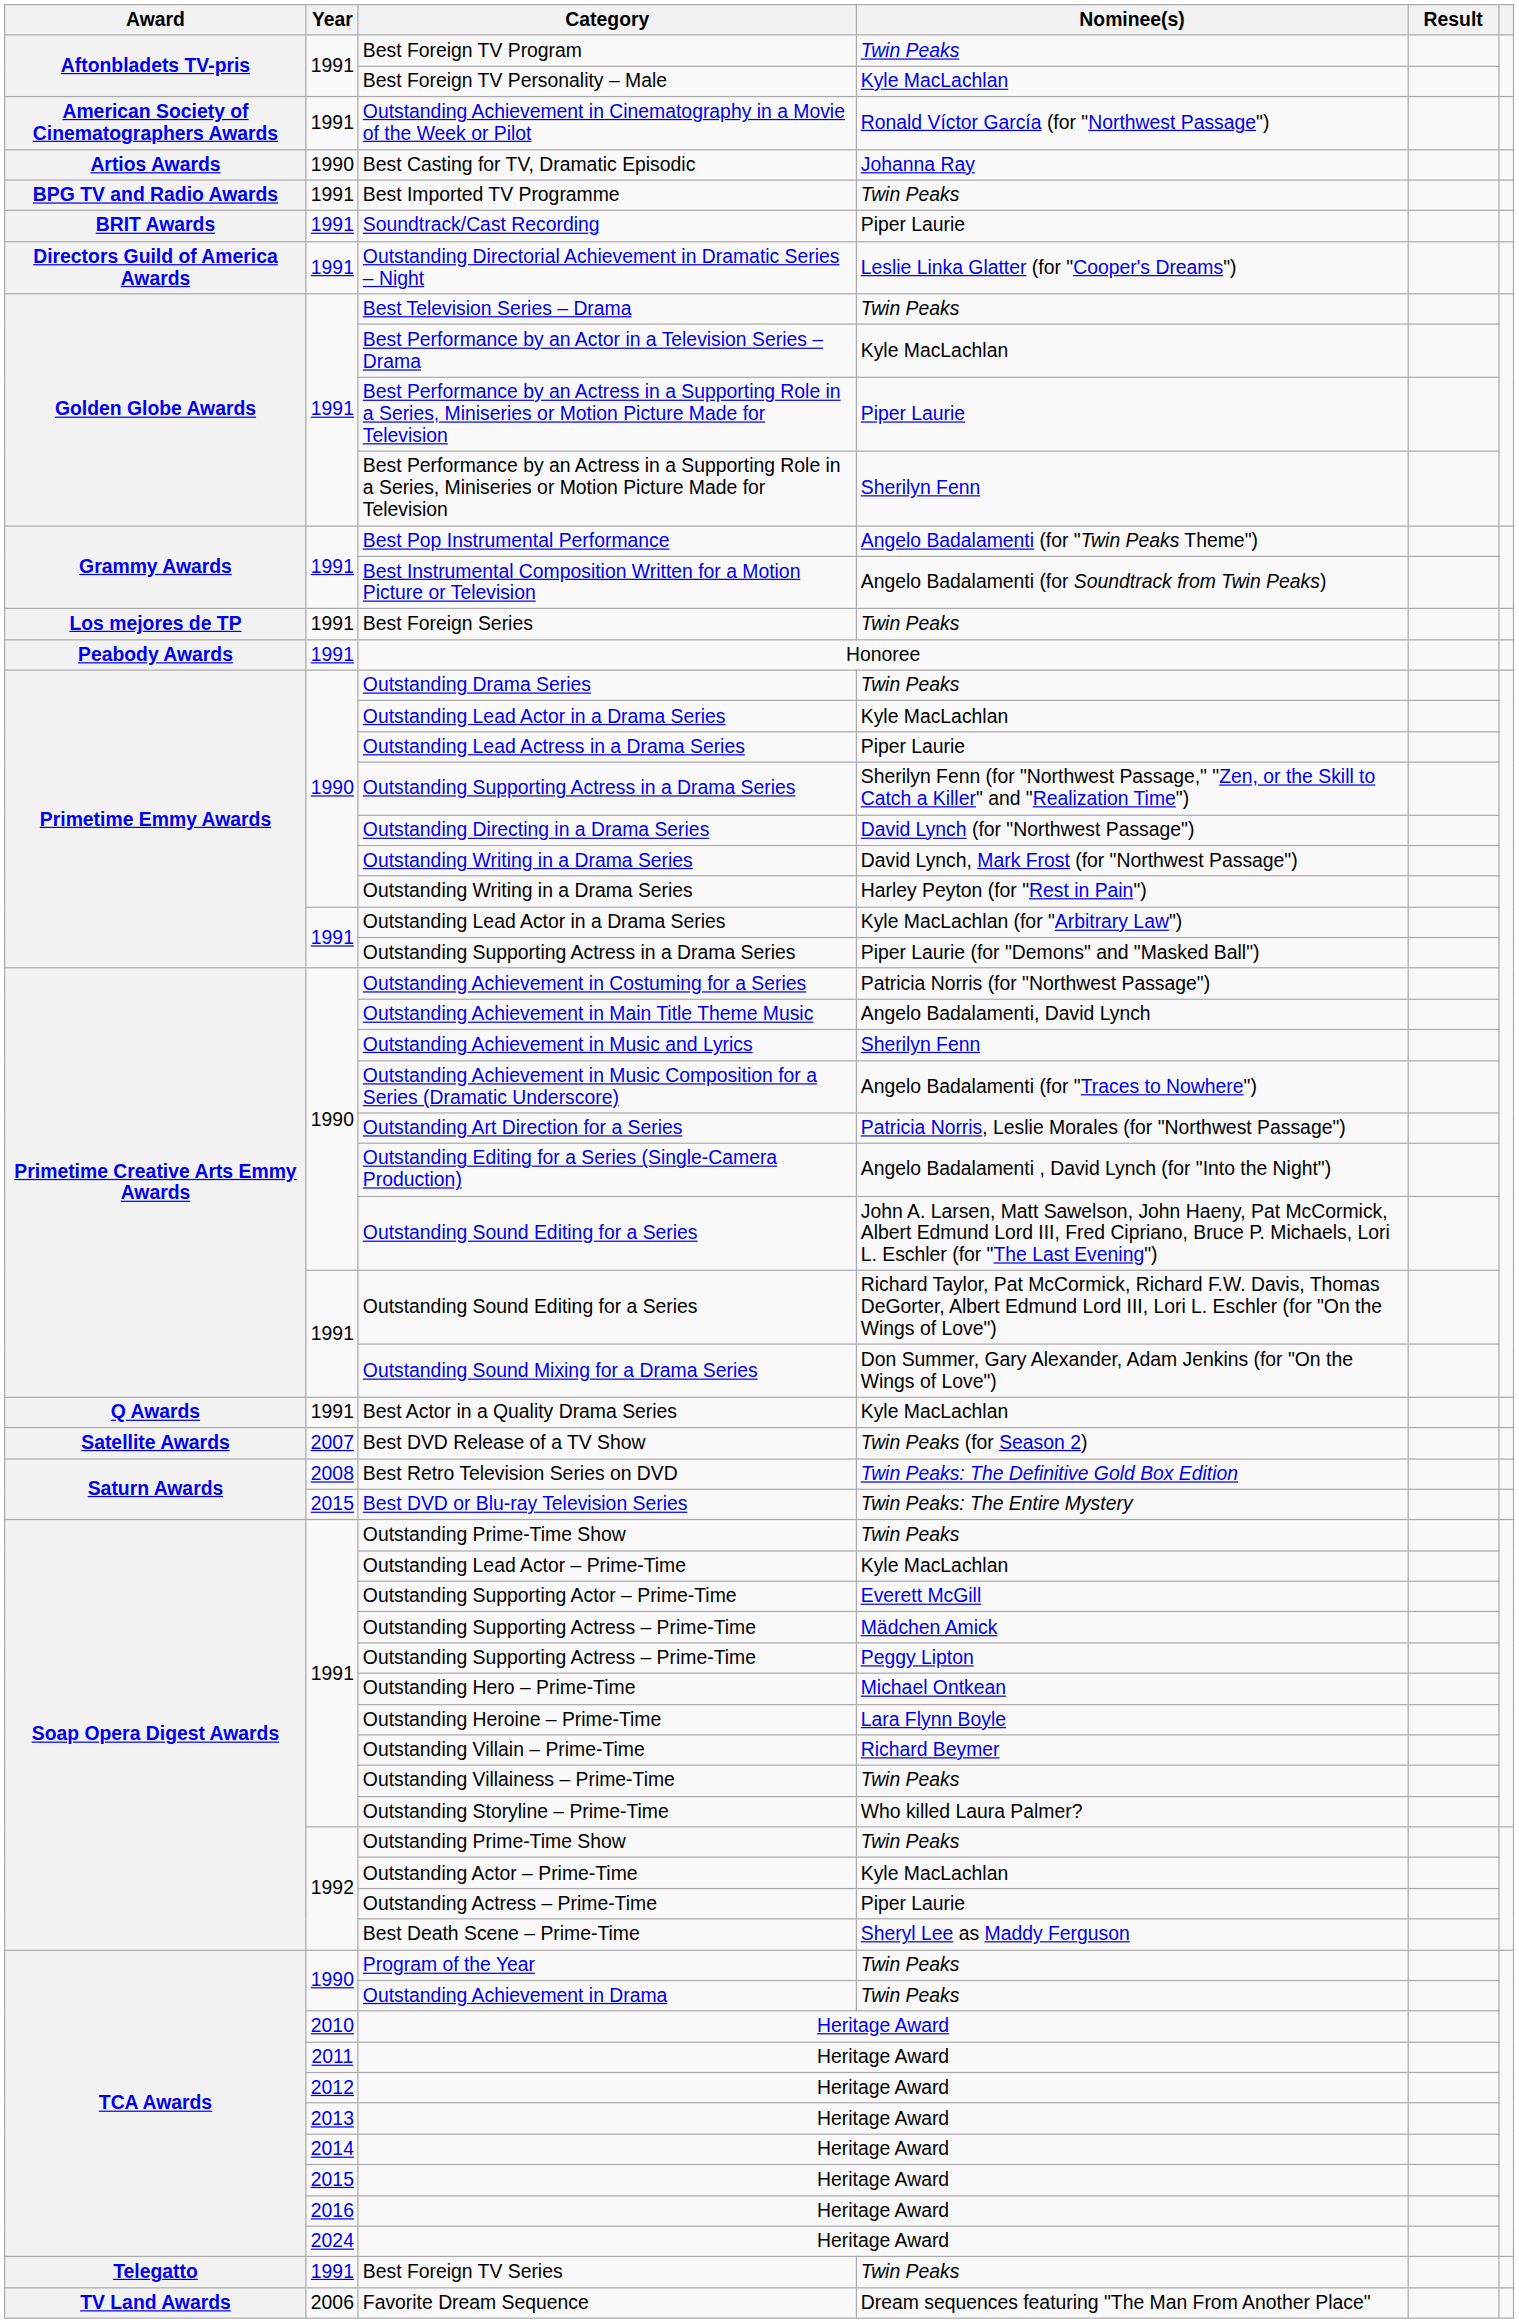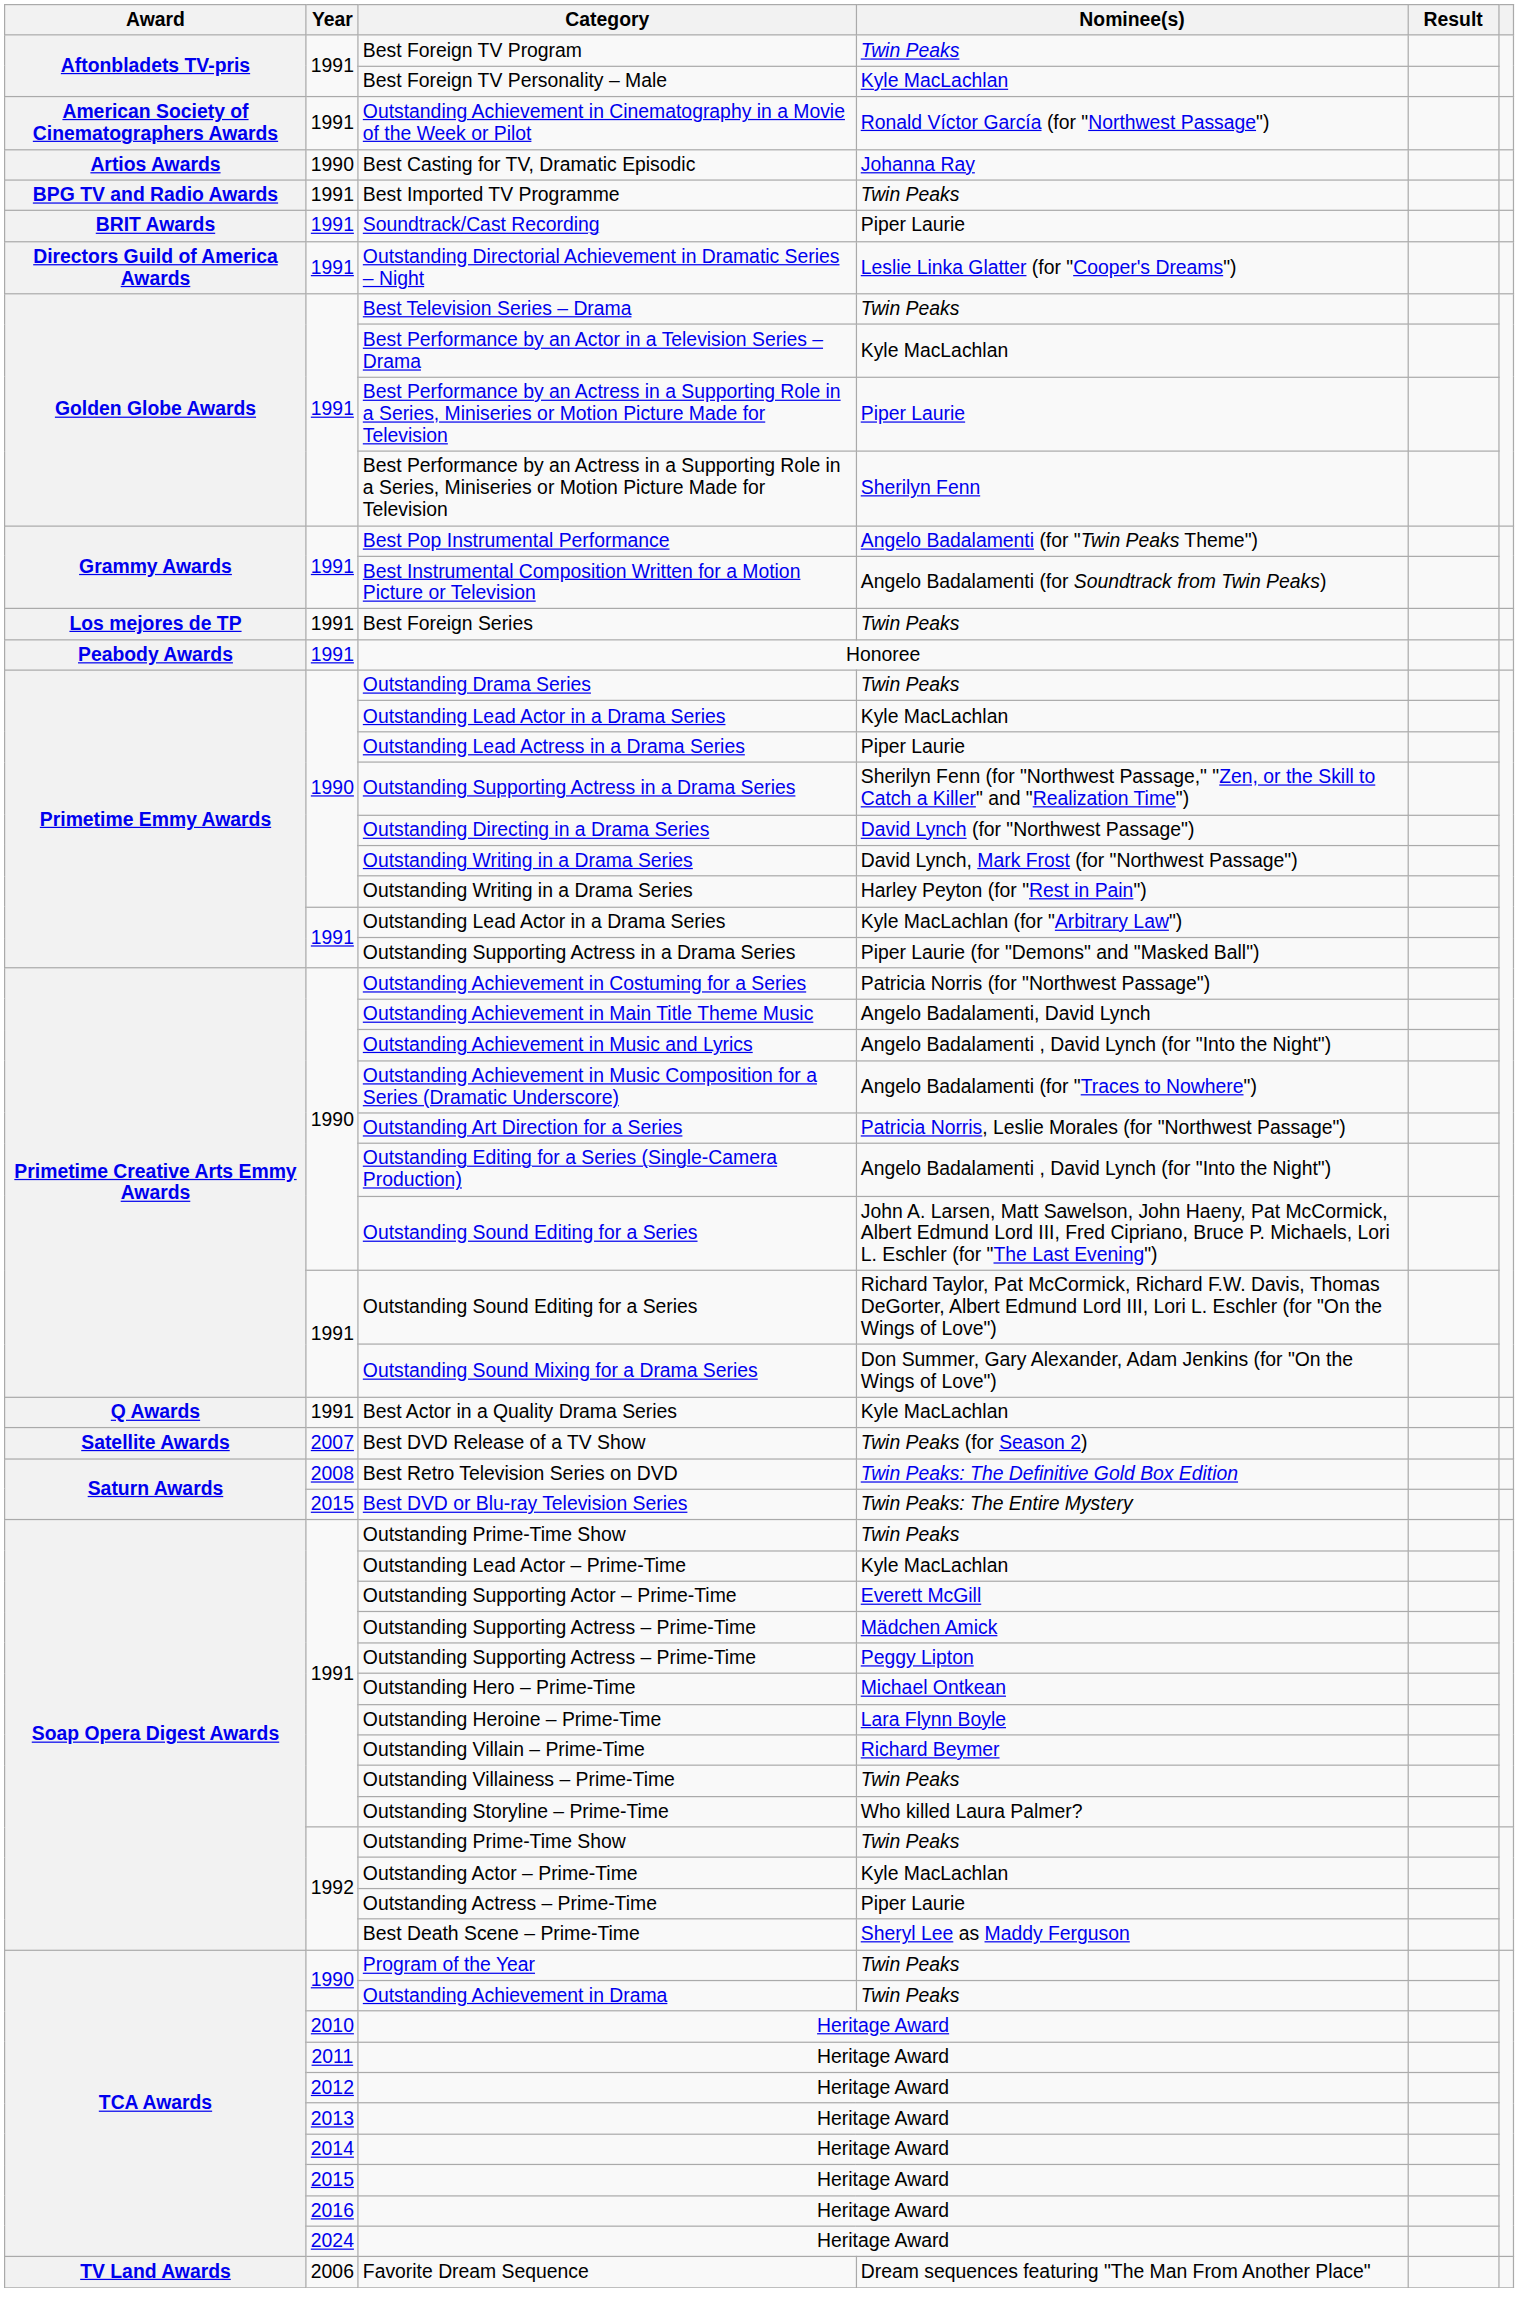(920, 1044) Sherilyn Fenn -> (1096, 1044) Angelo Badalamenti , David Lynch (for "Into the Night")
- row: (332, 2271)
